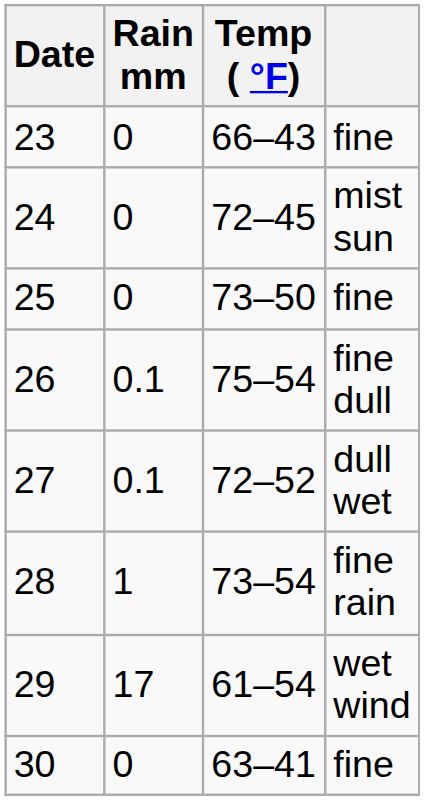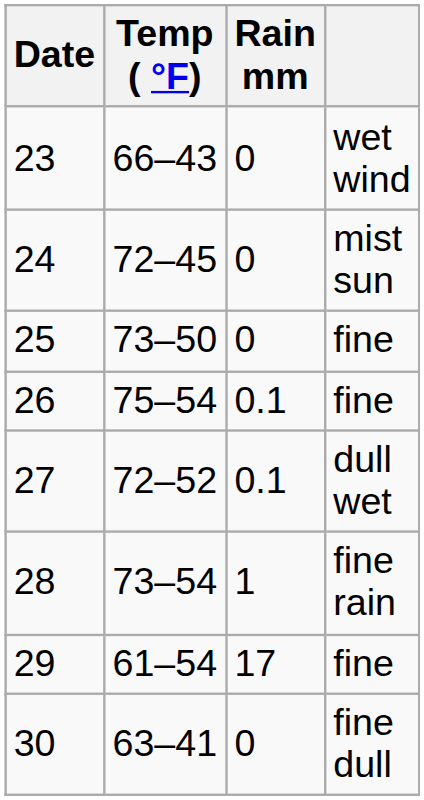columns swapped: (153, 55) <-> (264, 55)
(364, 136) fine -> (372, 157) wet wind
(364, 378) fine dull -> (364, 399) fine
(372, 684) wet wind -> (364, 663) fine
(364, 765) fine -> (364, 744) fine dull
